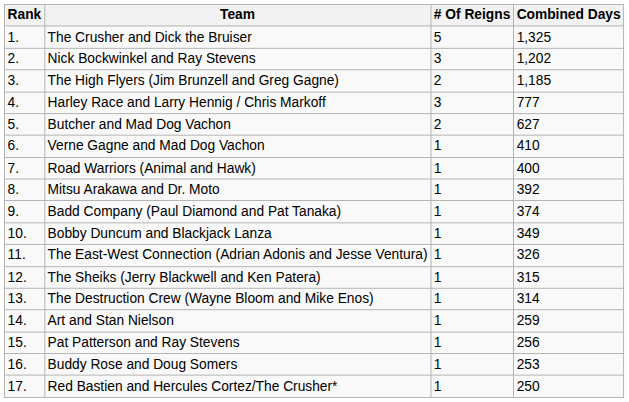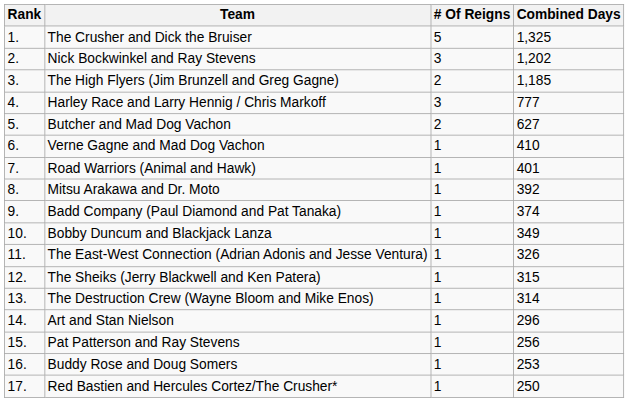(528, 168) 400 -> (528, 168) 401
(528, 320) 259 -> (528, 320) 296
